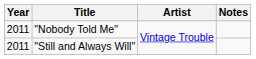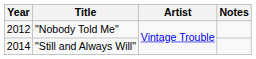(18, 29) 2011 -> (19, 29) 2012
(18, 46) 2011 -> (19, 46) 2014
